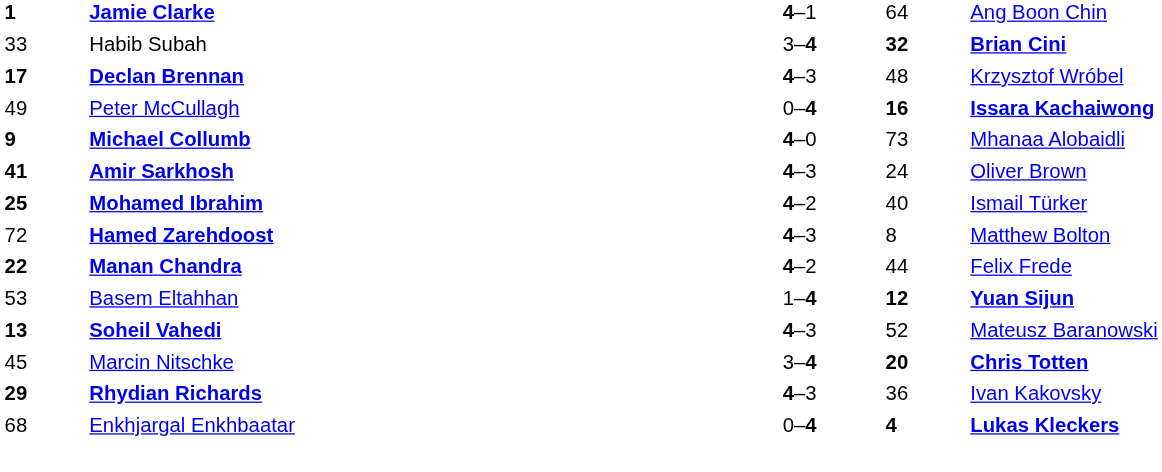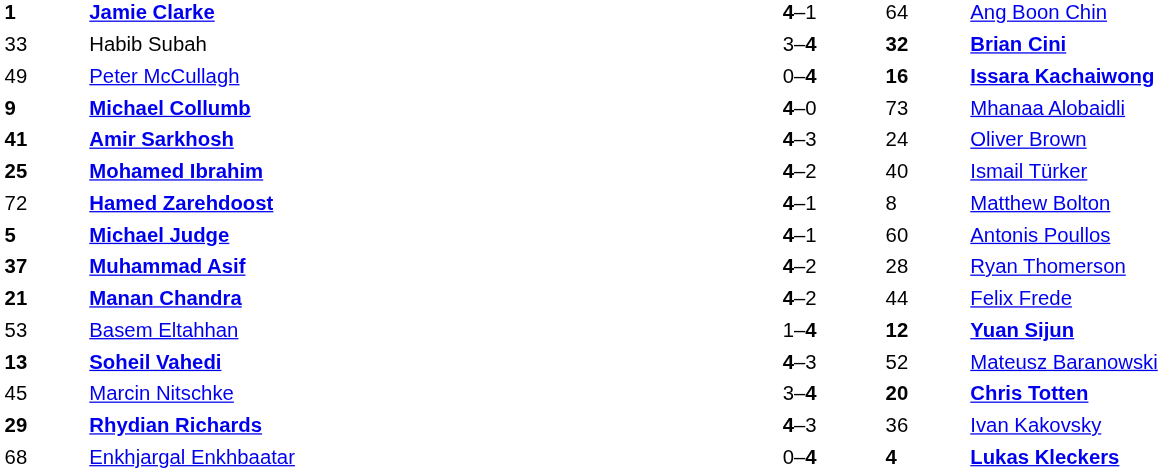- row: (167, 76)
(800, 235) 4–3 -> (800, 203) 4–1
+ row: (159, 235)
+ row: (167, 266)
(16, 266) 22 -> (16, 298) 21
